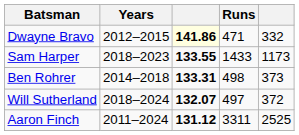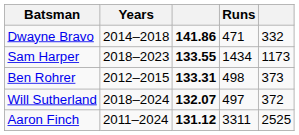(136, 36) 2012–2015 -> (136, 36) 2014–2018
(196, 36) lightyellow background -> (196, 36) no background
(237, 57) 1433 -> (237, 57) 1434
(136, 78) 2014–2018 -> (136, 78) 2012–2015
